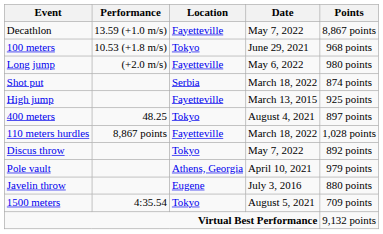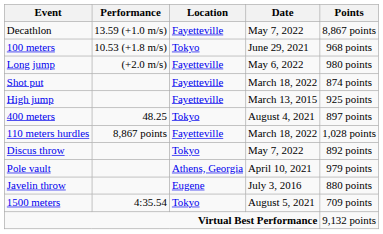(186, 82) Serbia -> (198, 82) Fayetteville
